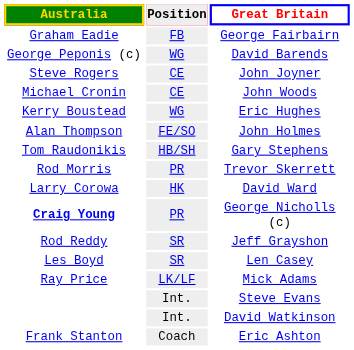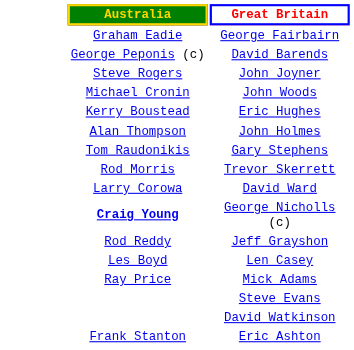- column: (177, 15)
